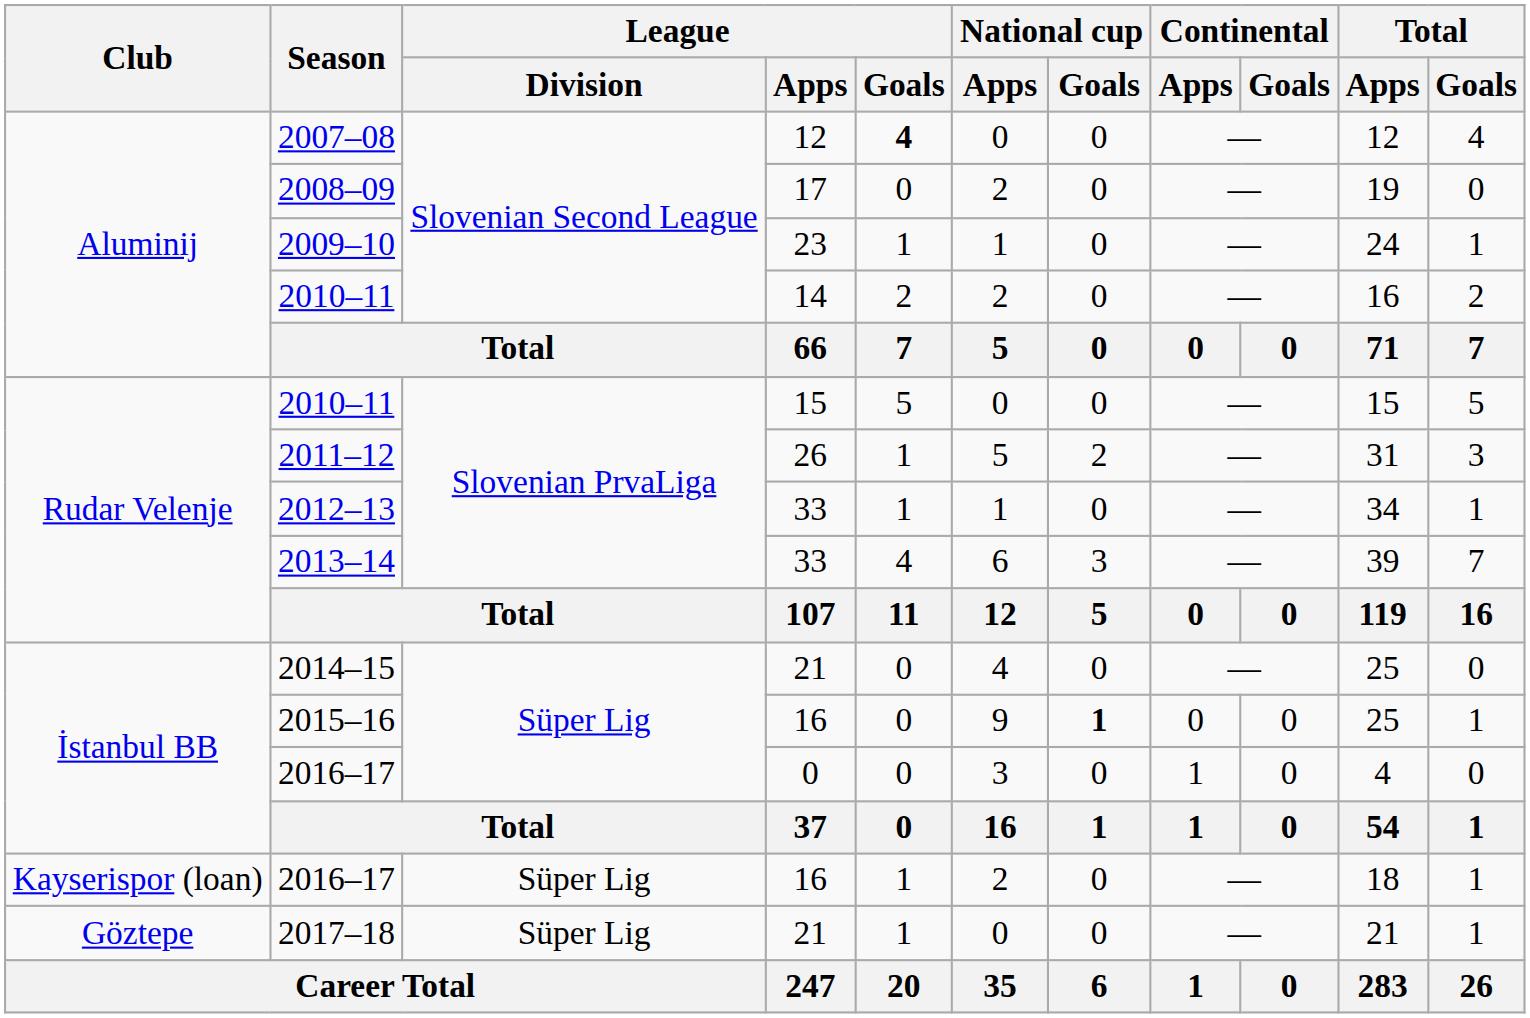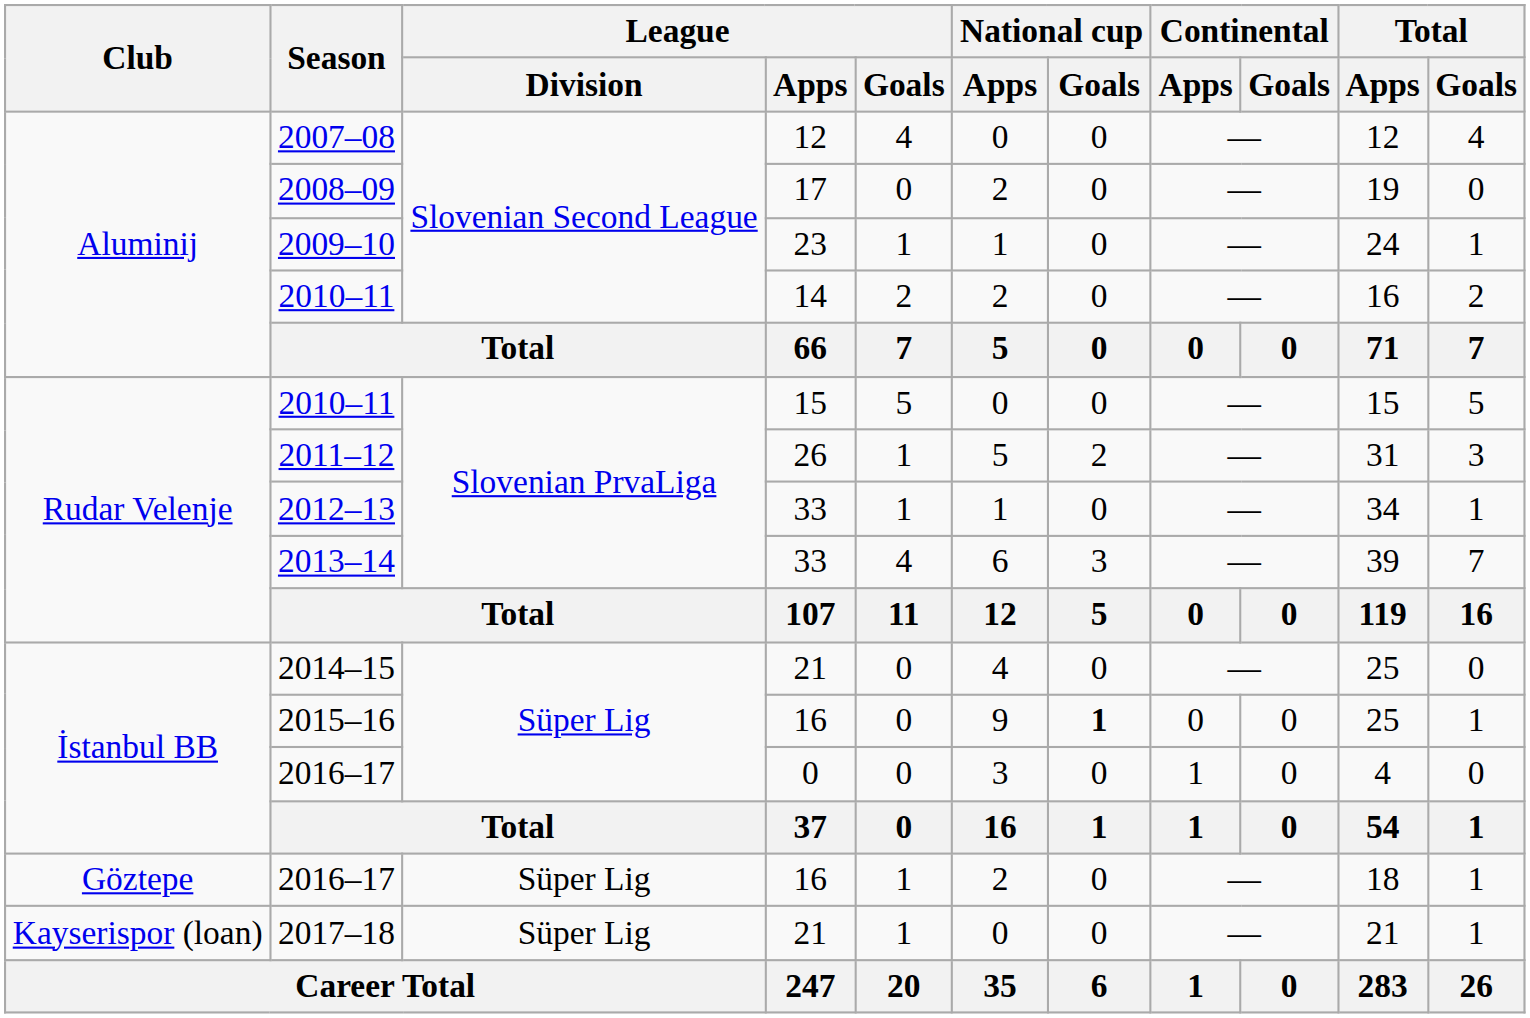(904, 137) bold -> (904, 137) normal
(138, 879) Kayserispor (loan) -> (138, 879) Göztepe
(138, 932) Göztepe -> (138, 932) Kayserispor (loan)
